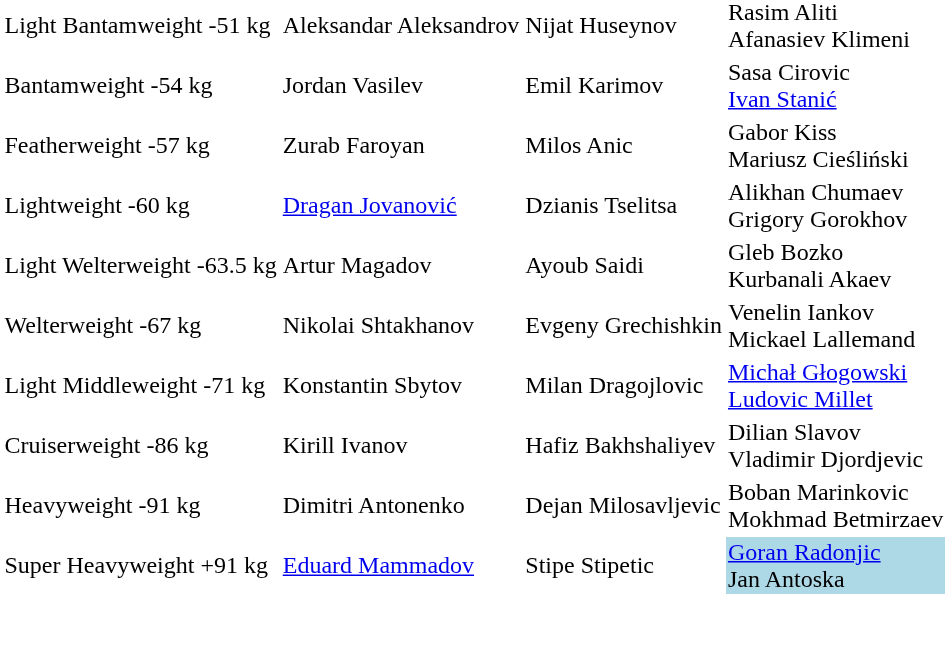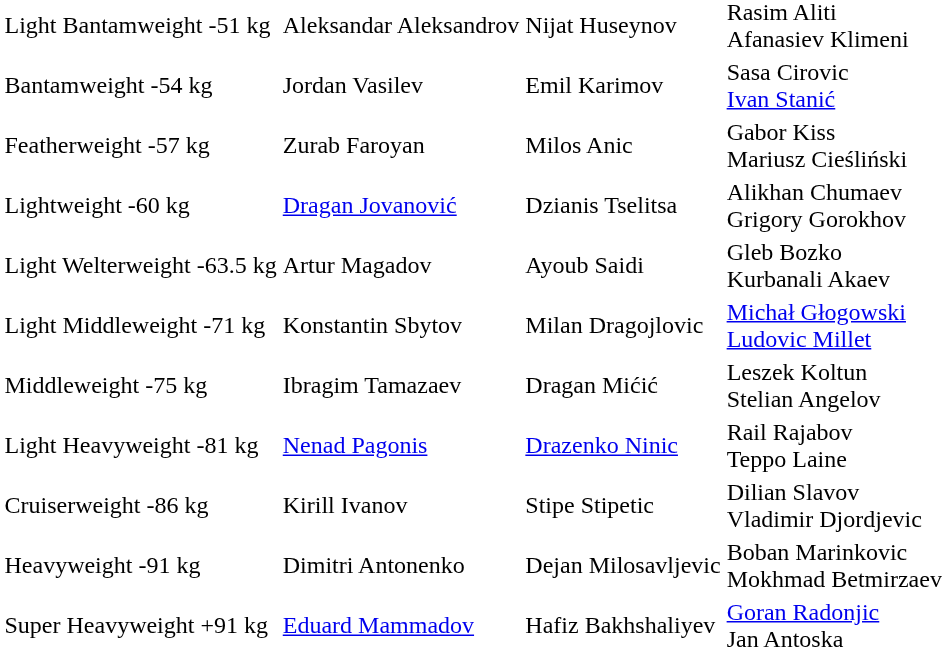- row: (103, 325)
+ row: (106, 385)
+ row: (131, 445)
(620, 445) Hafiz Bakhshaliyev -> (590, 505) Stipe Stipetic
(590, 565) Stipe Stipetic -> (620, 625) Hafiz Bakhshaliyev
(804, 565) lightblue background -> (803, 625) no background
